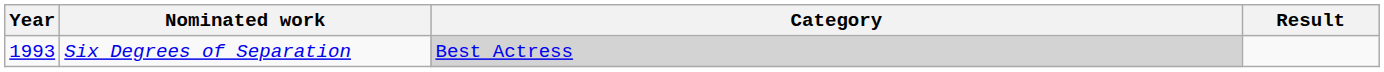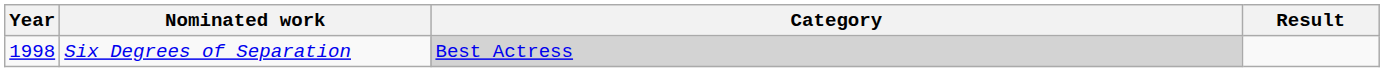(32, 51) 1993 -> (32, 51) 1998
